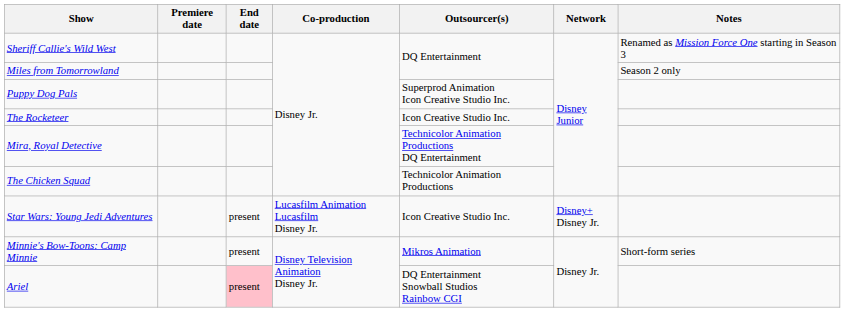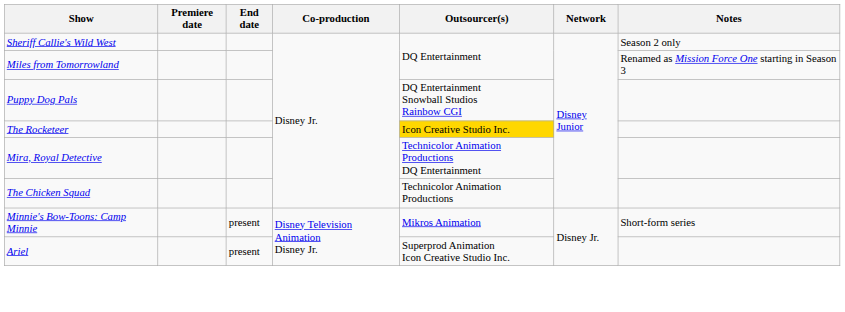(728, 48) Renamed as Mission Force One starting in Season 3 -> (650, 42) Season 2 only
(650, 71) Season 2 only -> (728, 65) Renamed as Mission Force One starting in Season 3
(456, 94) Superprod Animation Icon Creative Studio Inc. -> (441, 100) DQ Entertainment Snowball Studios Rainbow CGI
(456, 117) no background -> (456, 129) gold background
- row: (80, 216)
(244, 286) pink background -> (244, 251) no background
(441, 286) DQ Entertainment Snowball Studios Rainbow CGI -> (456, 251) Superprod Animation Icon Creative Studio Inc.
